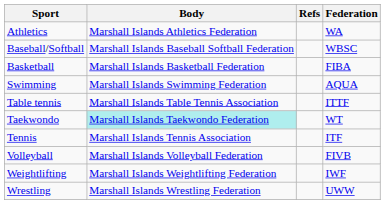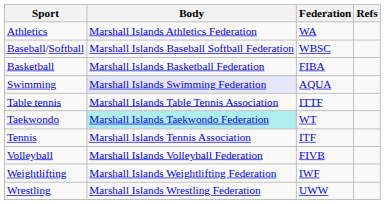columns swapped: (352, 13) <-> (310, 13)
(178, 84) no background -> (178, 84) lavender background
